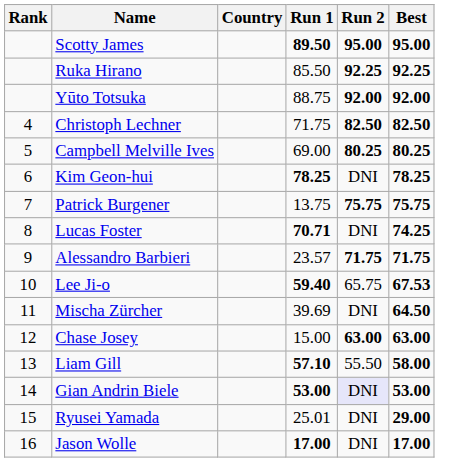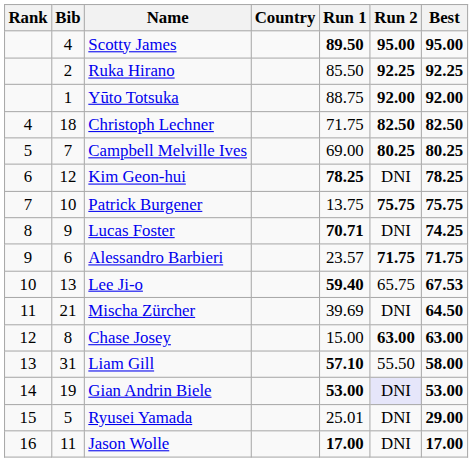+ column: (68, 17)
